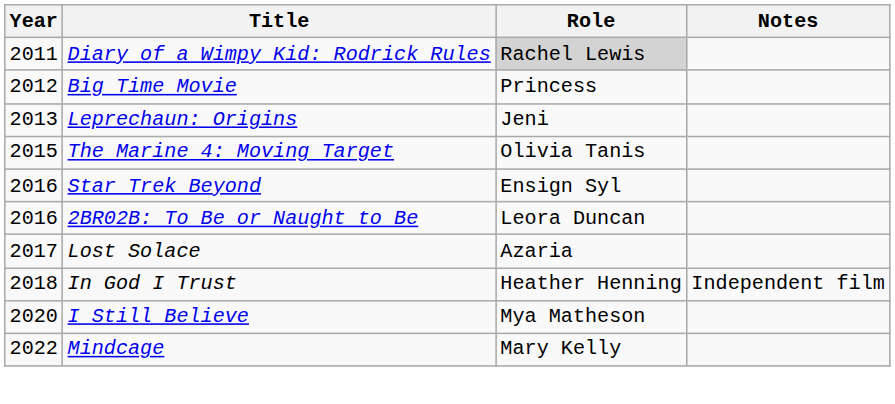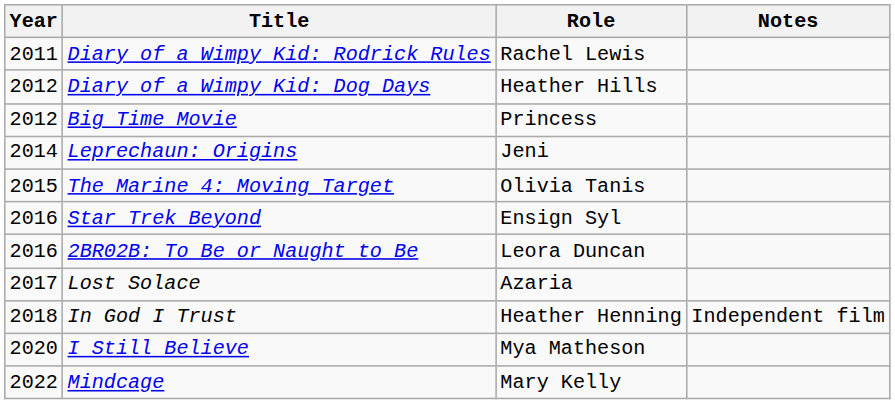(573, 54) lightgrey background -> (573, 54) no background
+ row: (249, 87)
(34, 120) 2013 -> (34, 153) 2014
